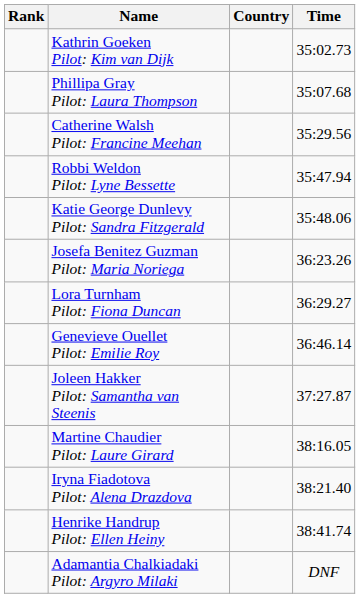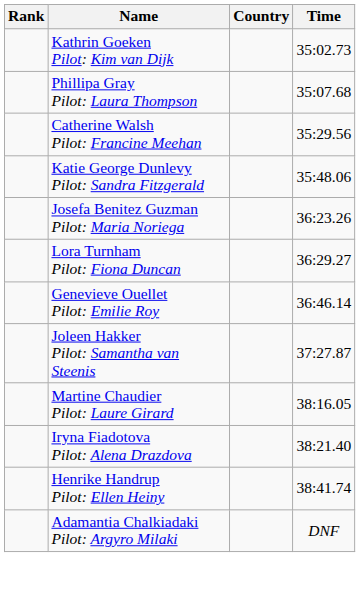- row: (113, 176)
